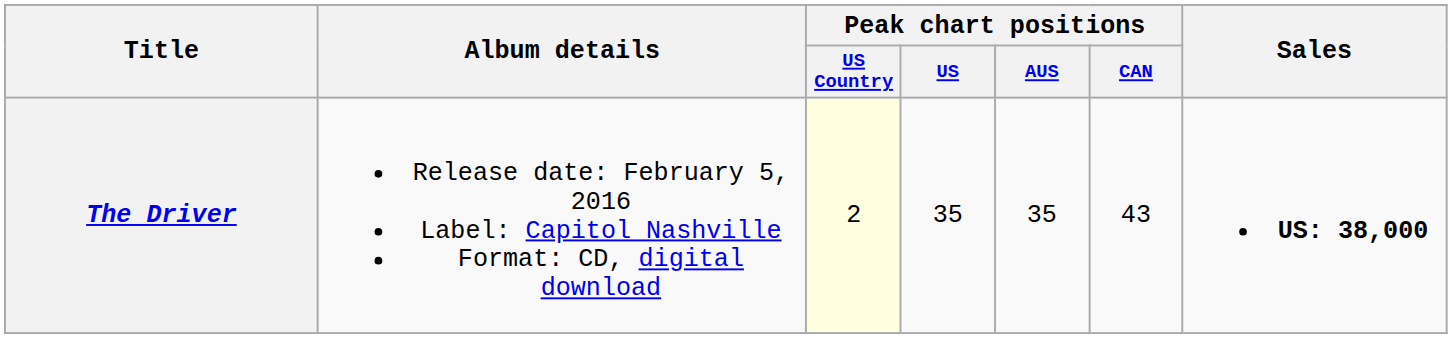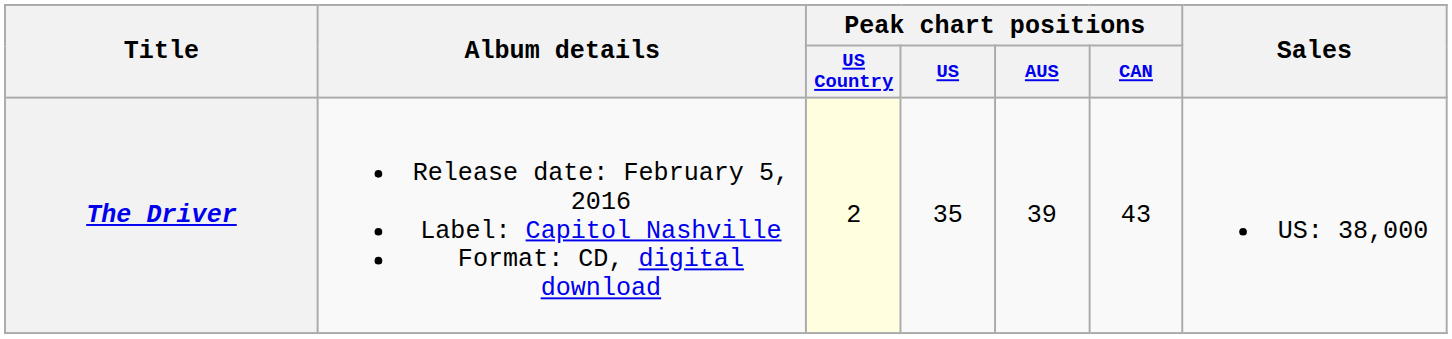(1042, 216) 35 -> (1042, 216) 39
(1314, 230) bold -> (1314, 230) normal
